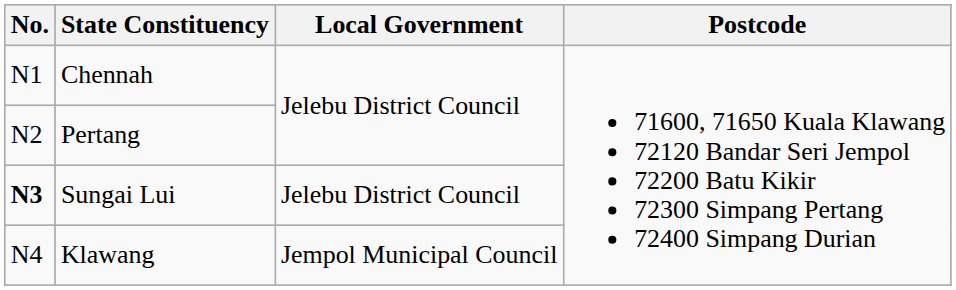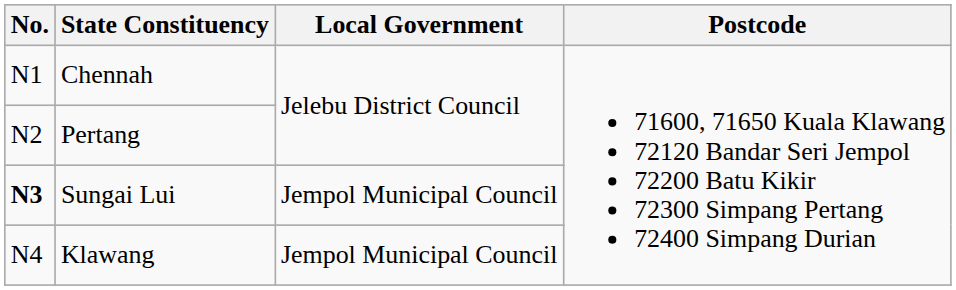(400, 194) Jelebu District Council -> (419, 194) Jempol Municipal Council
